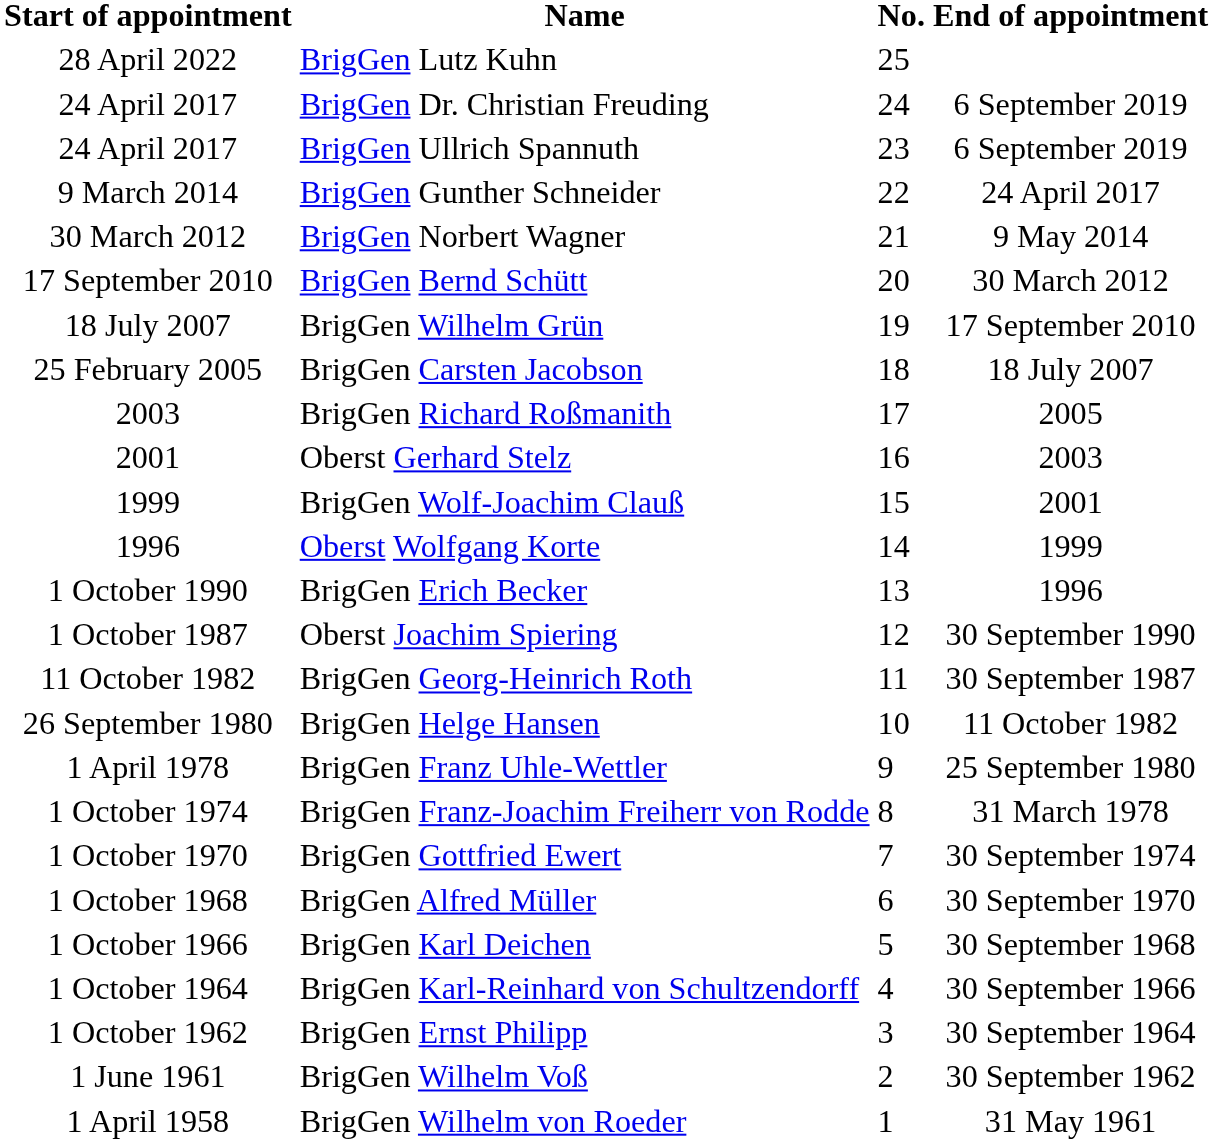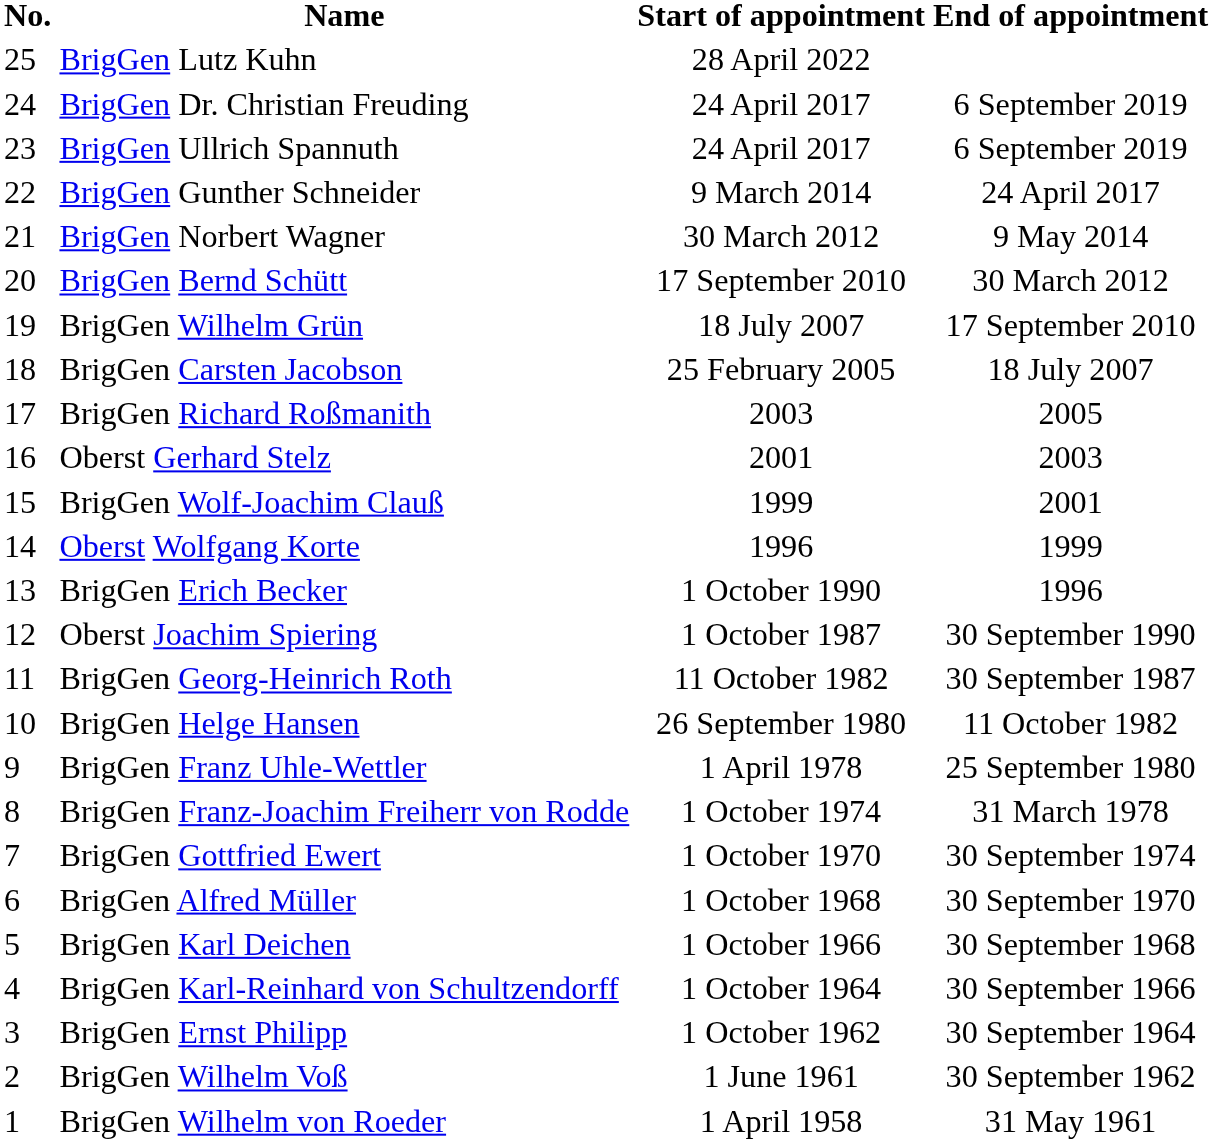columns swapped: (901, 15) <-> (148, 15)
